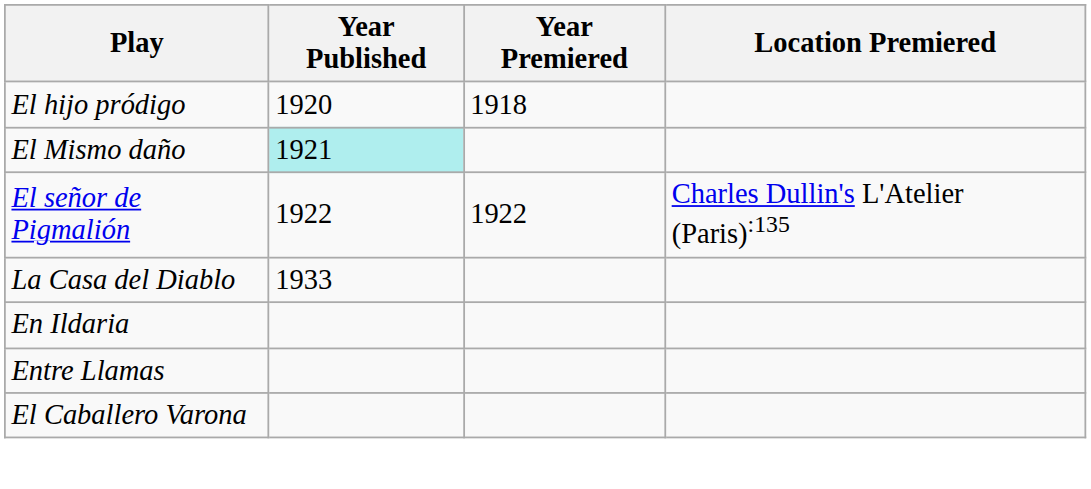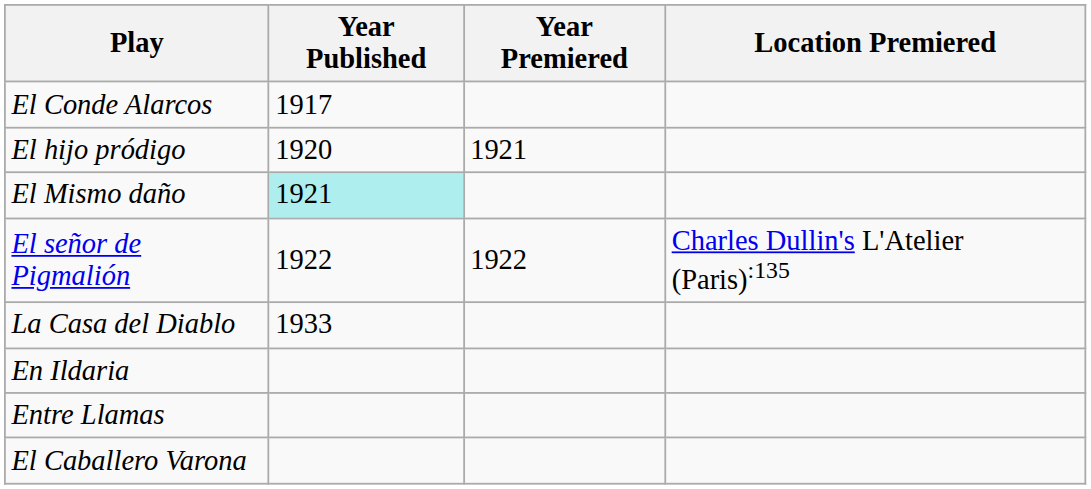+ row: (112, 104)
(499, 104) 1918 -> (499, 149) 1921
